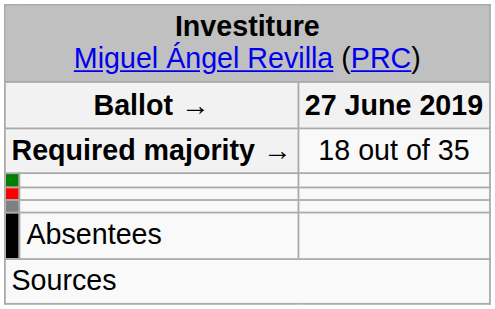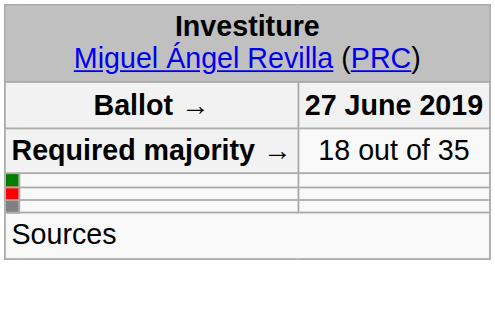- row: (12, 236)
